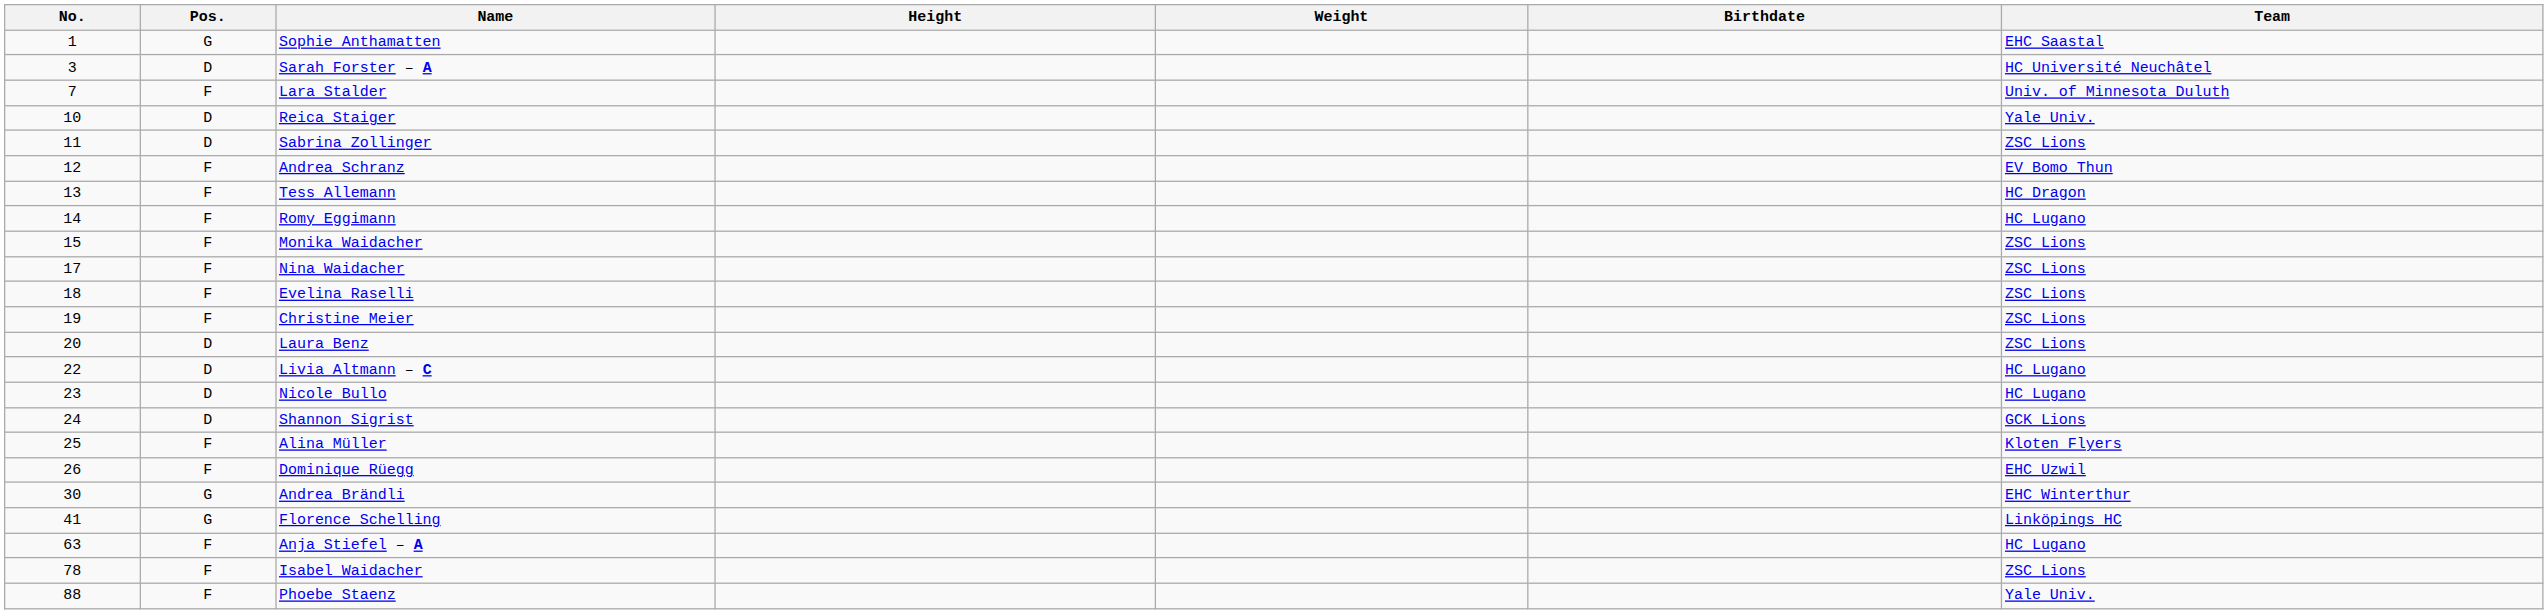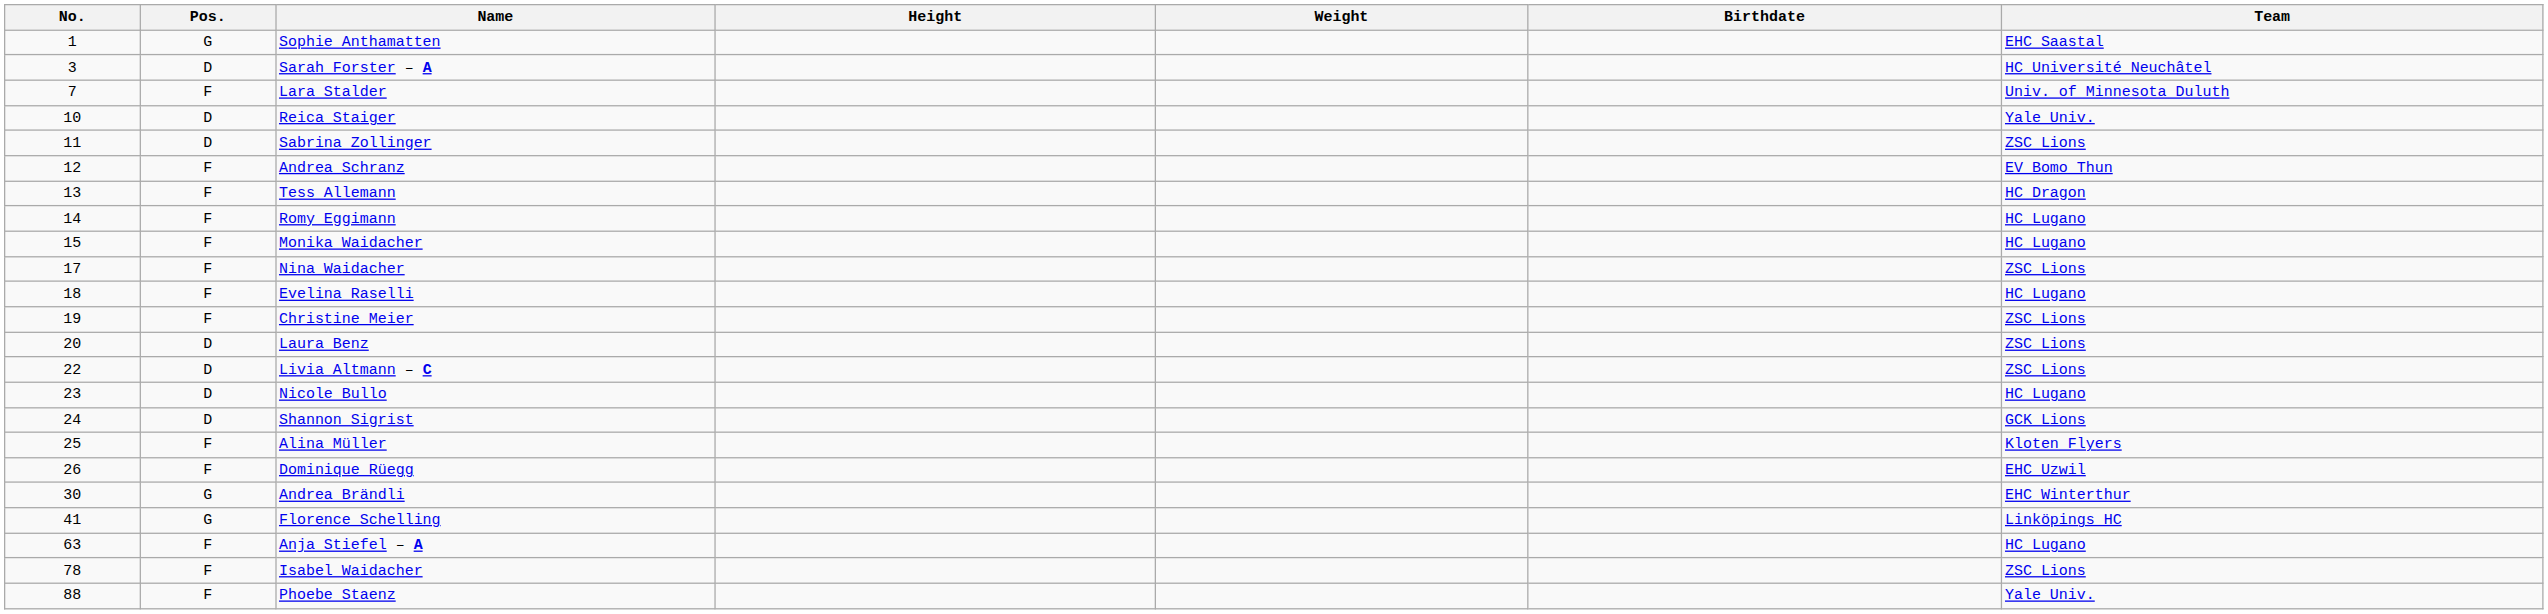(2045, 243) ZSC Lions -> (2045, 243) HC Lugano
(2045, 294) ZSC Lions -> (2045, 294) HC Lugano
(2045, 369) HC Lugano -> (2045, 369) ZSC Lions
